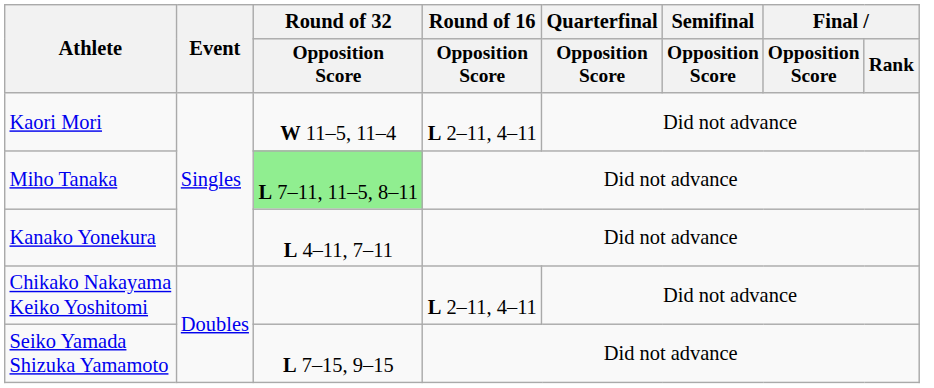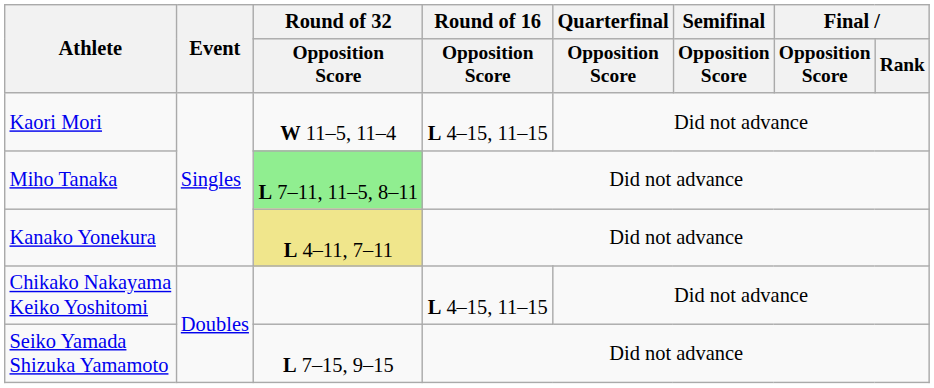(482, 134) L 2–11, 4–11 -> (488, 134) L 4–15, 11–15
(338, 249) no background -> (338, 249) khaki background
(482, 307) L 2–11, 4–11 -> (488, 307) L 4–15, 11–15
